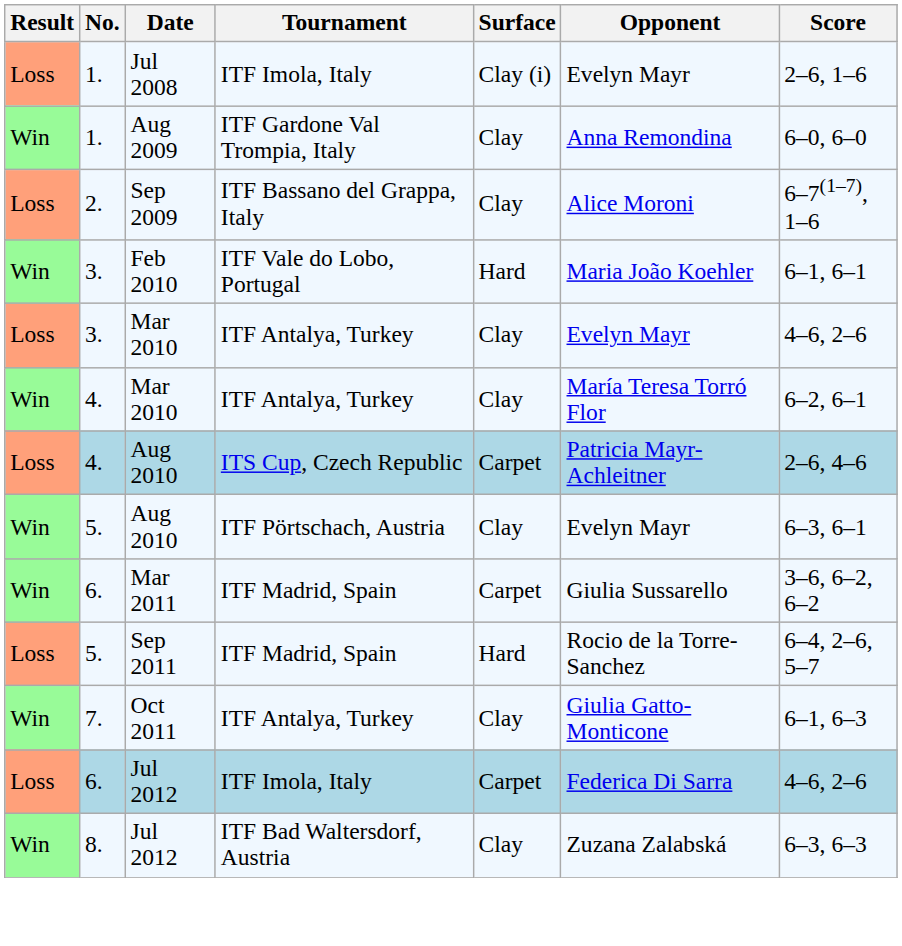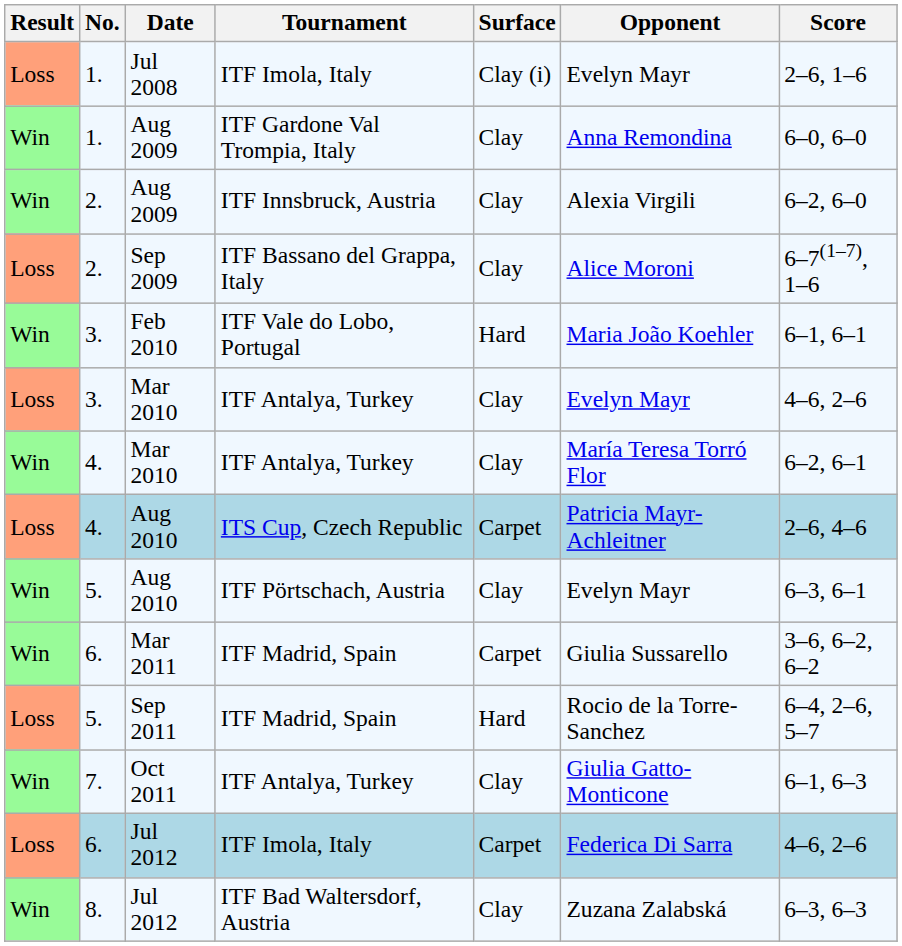+ row: (94, 201)
